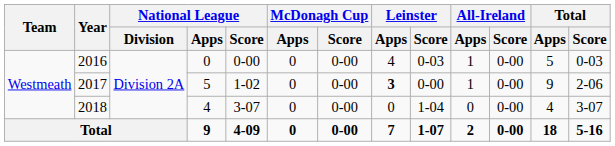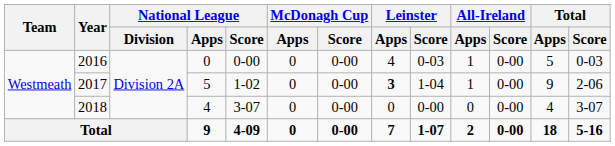(431, 84) 0-00 -> (431, 84) 1-04
(431, 107) 1-04 -> (431, 107) 0-00
